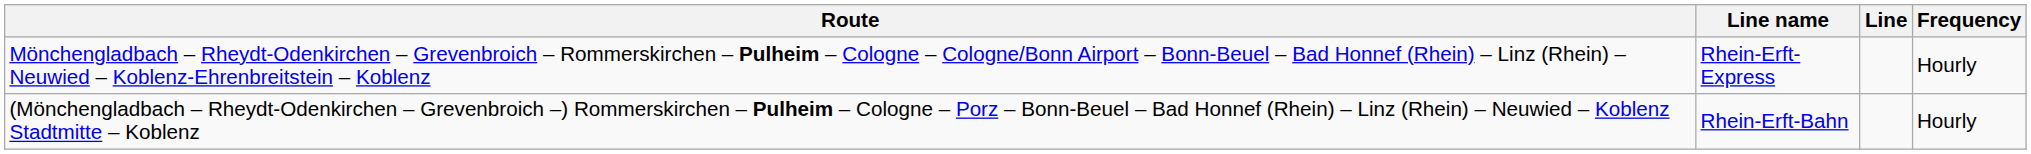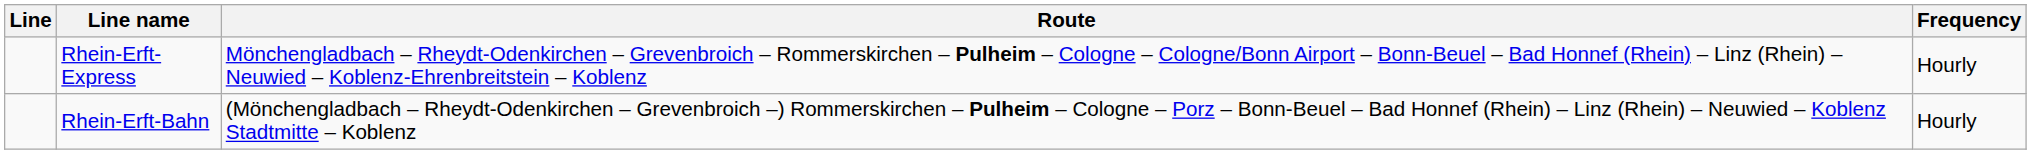columns swapped: (1886, 20) <-> (850, 20)
